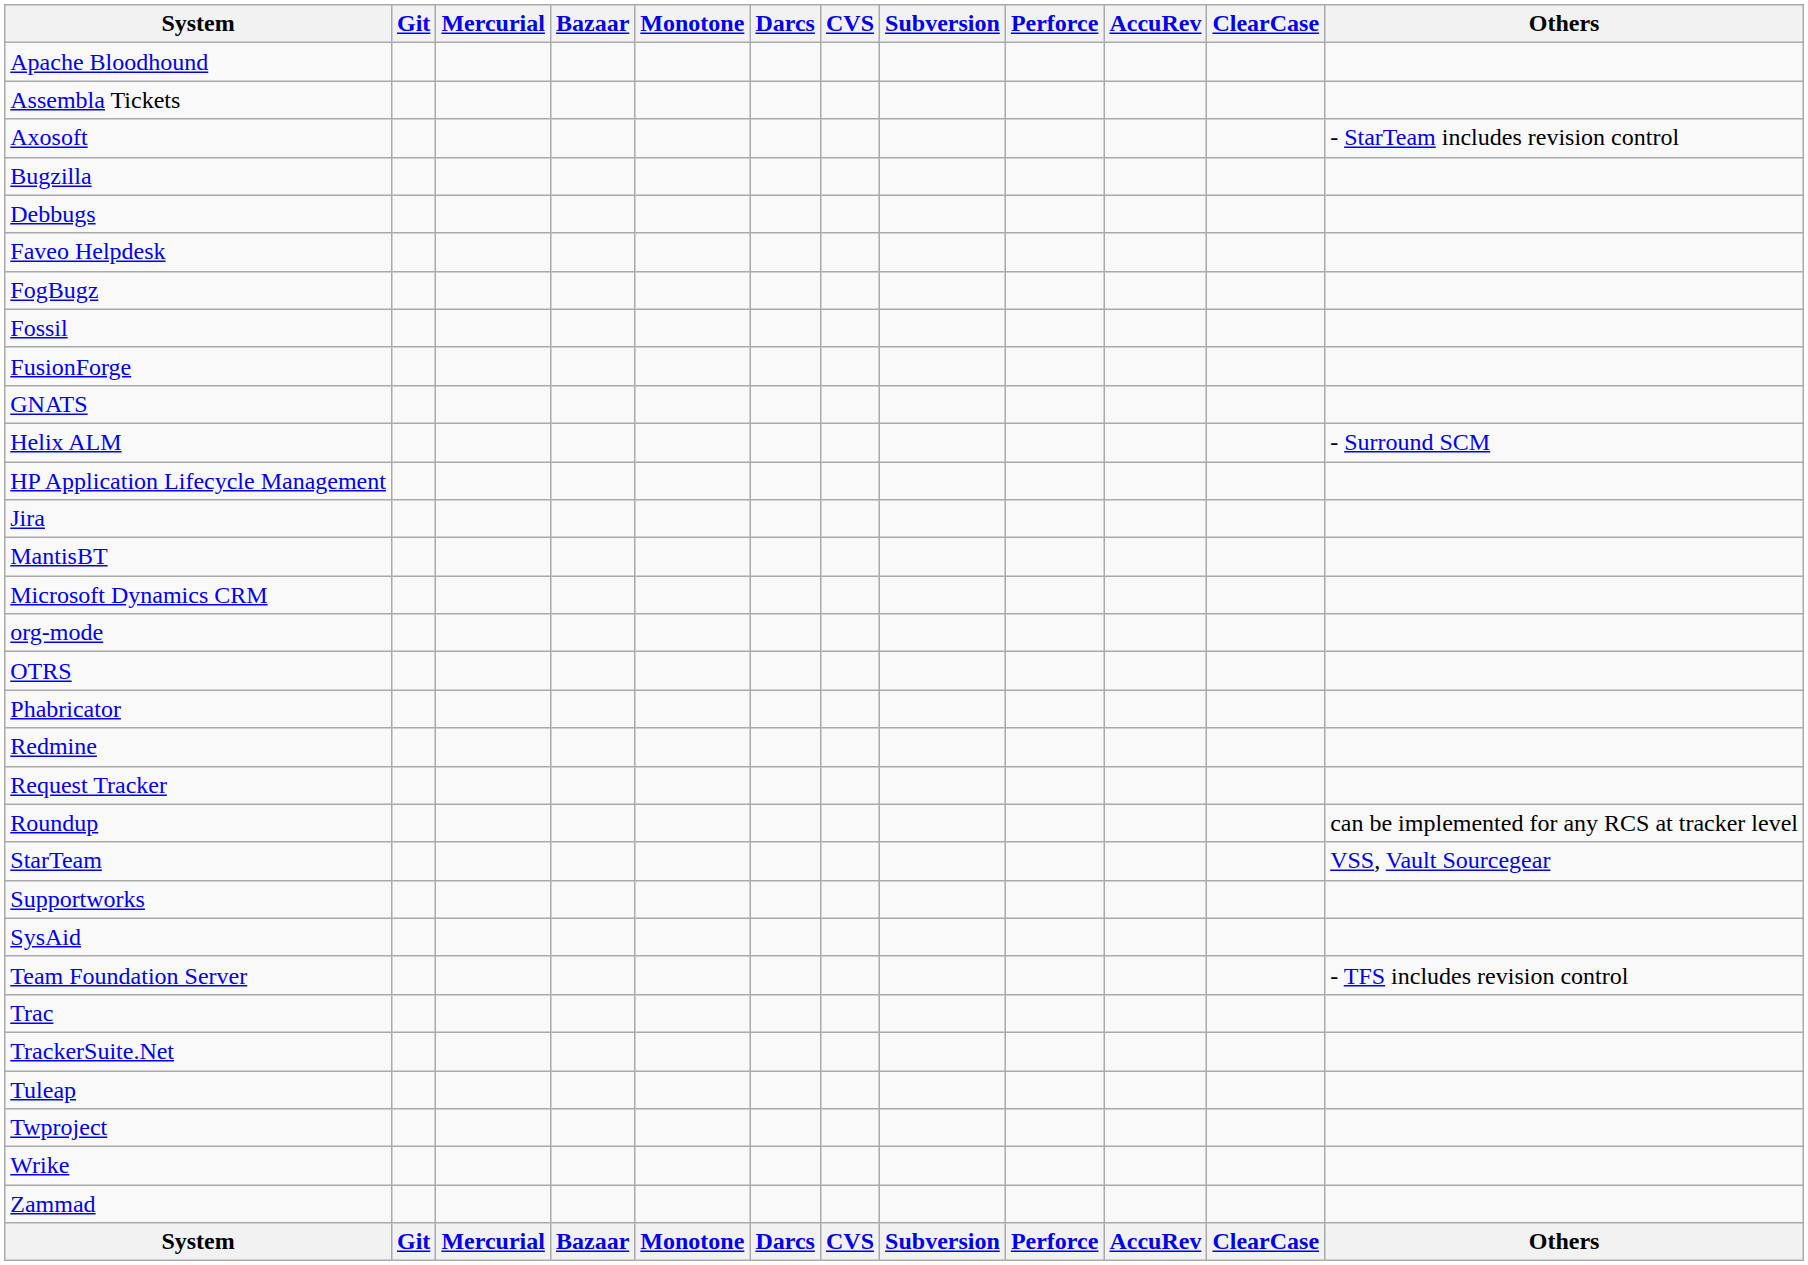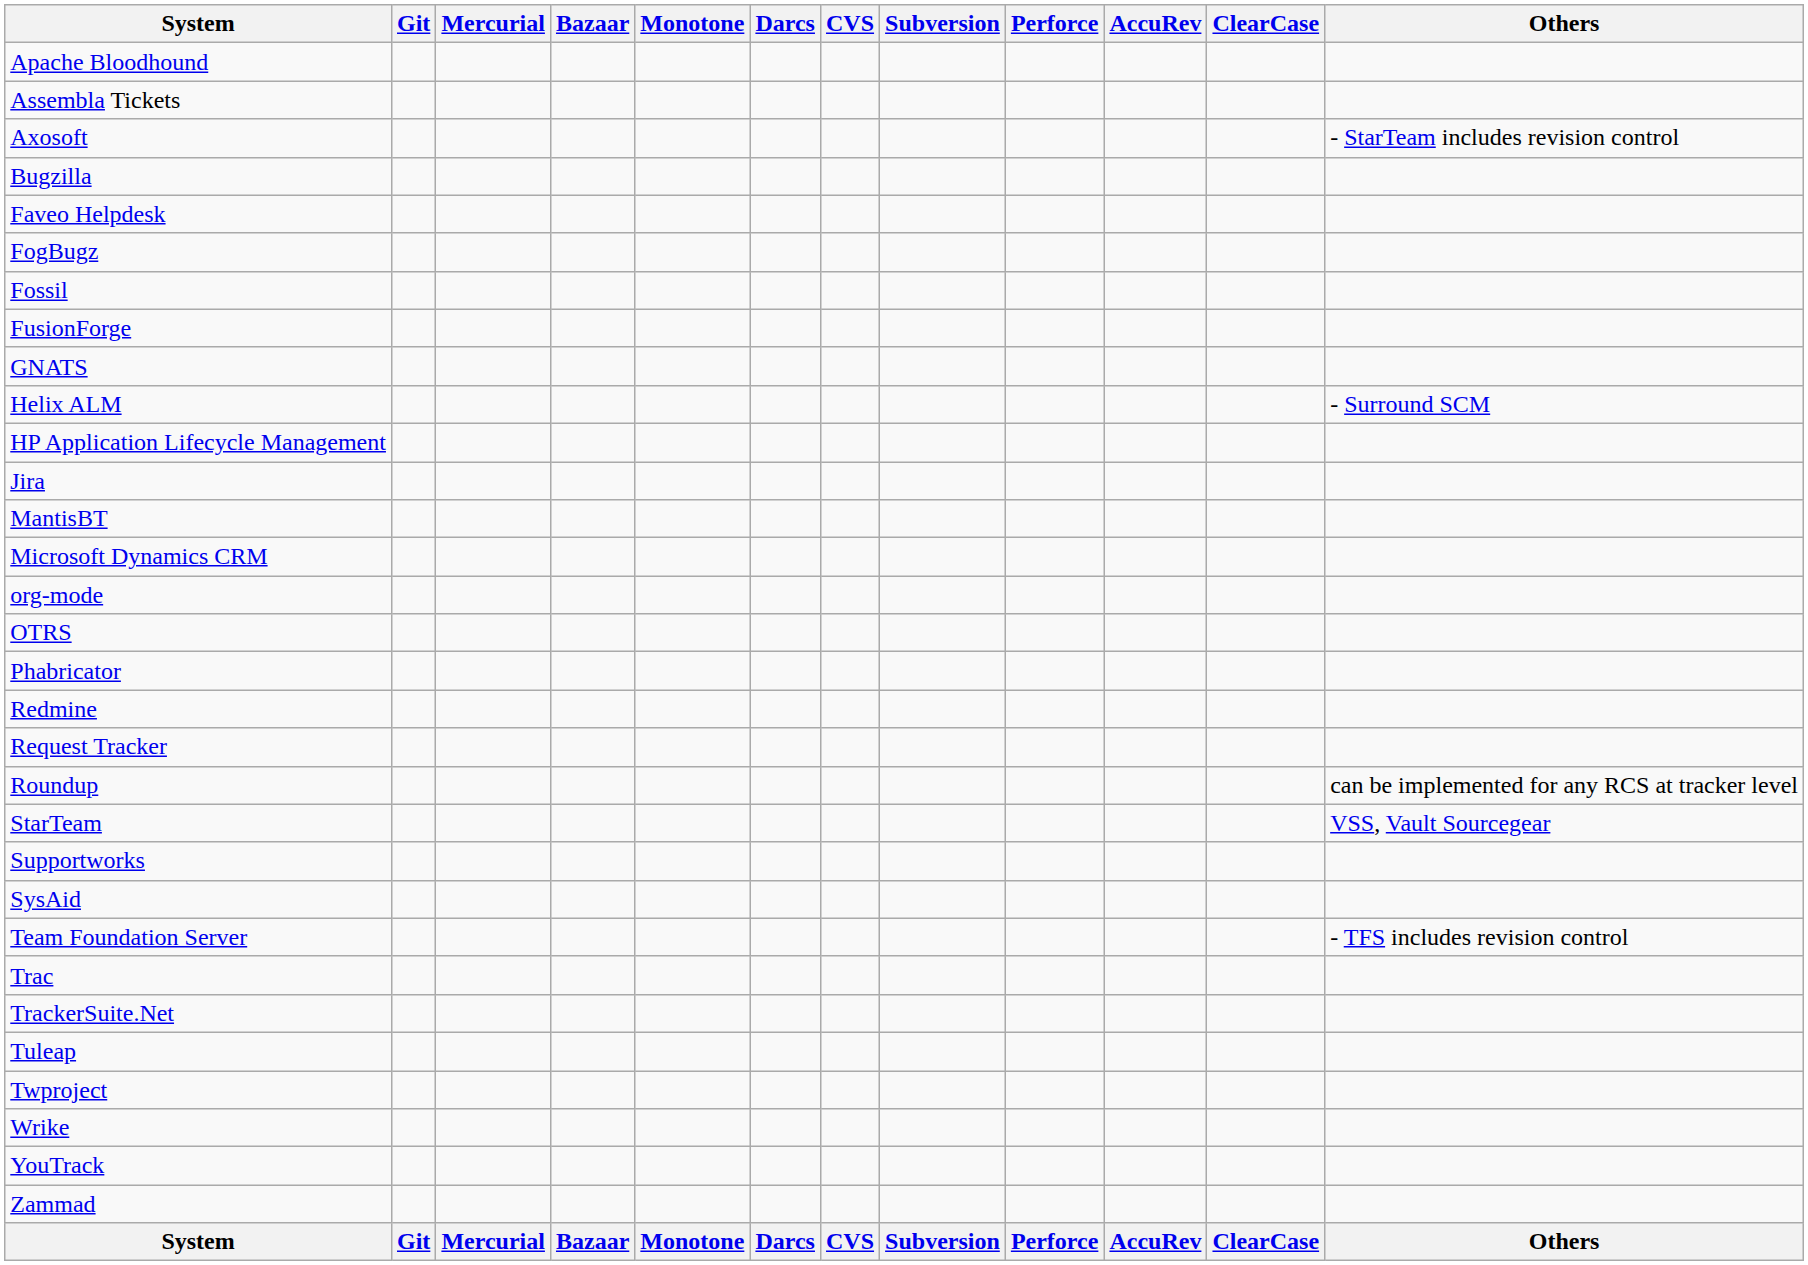- row: (53, 213)
+ row: (57, 1165)
